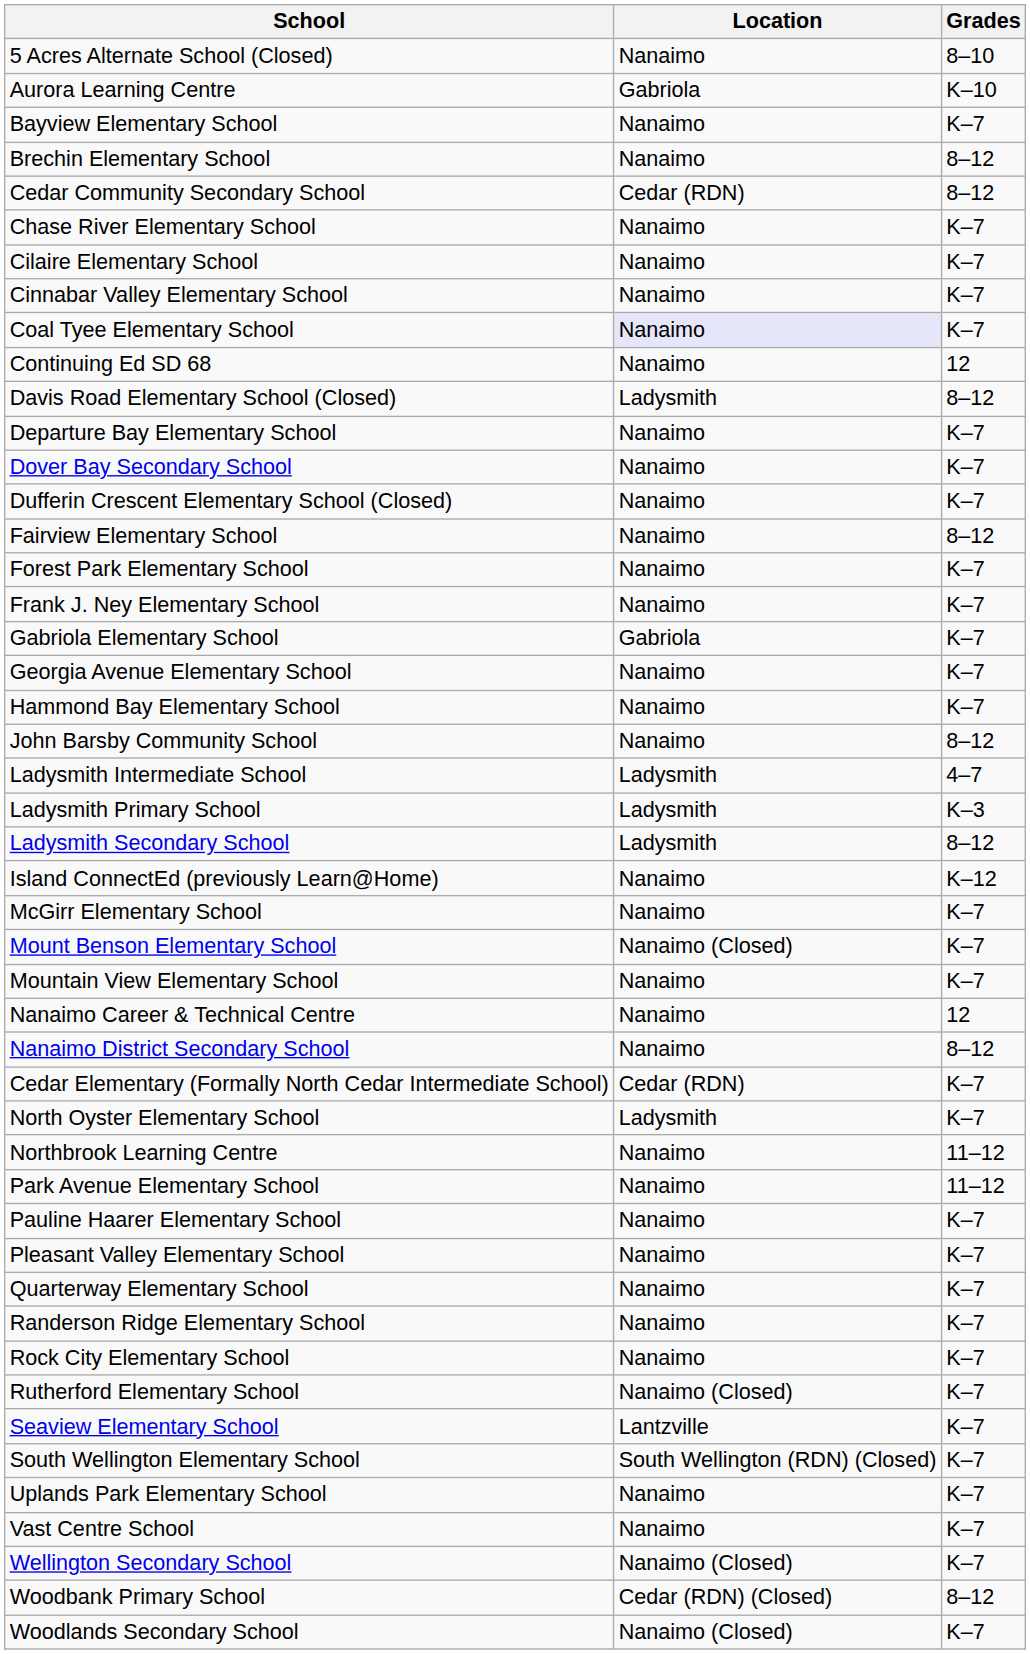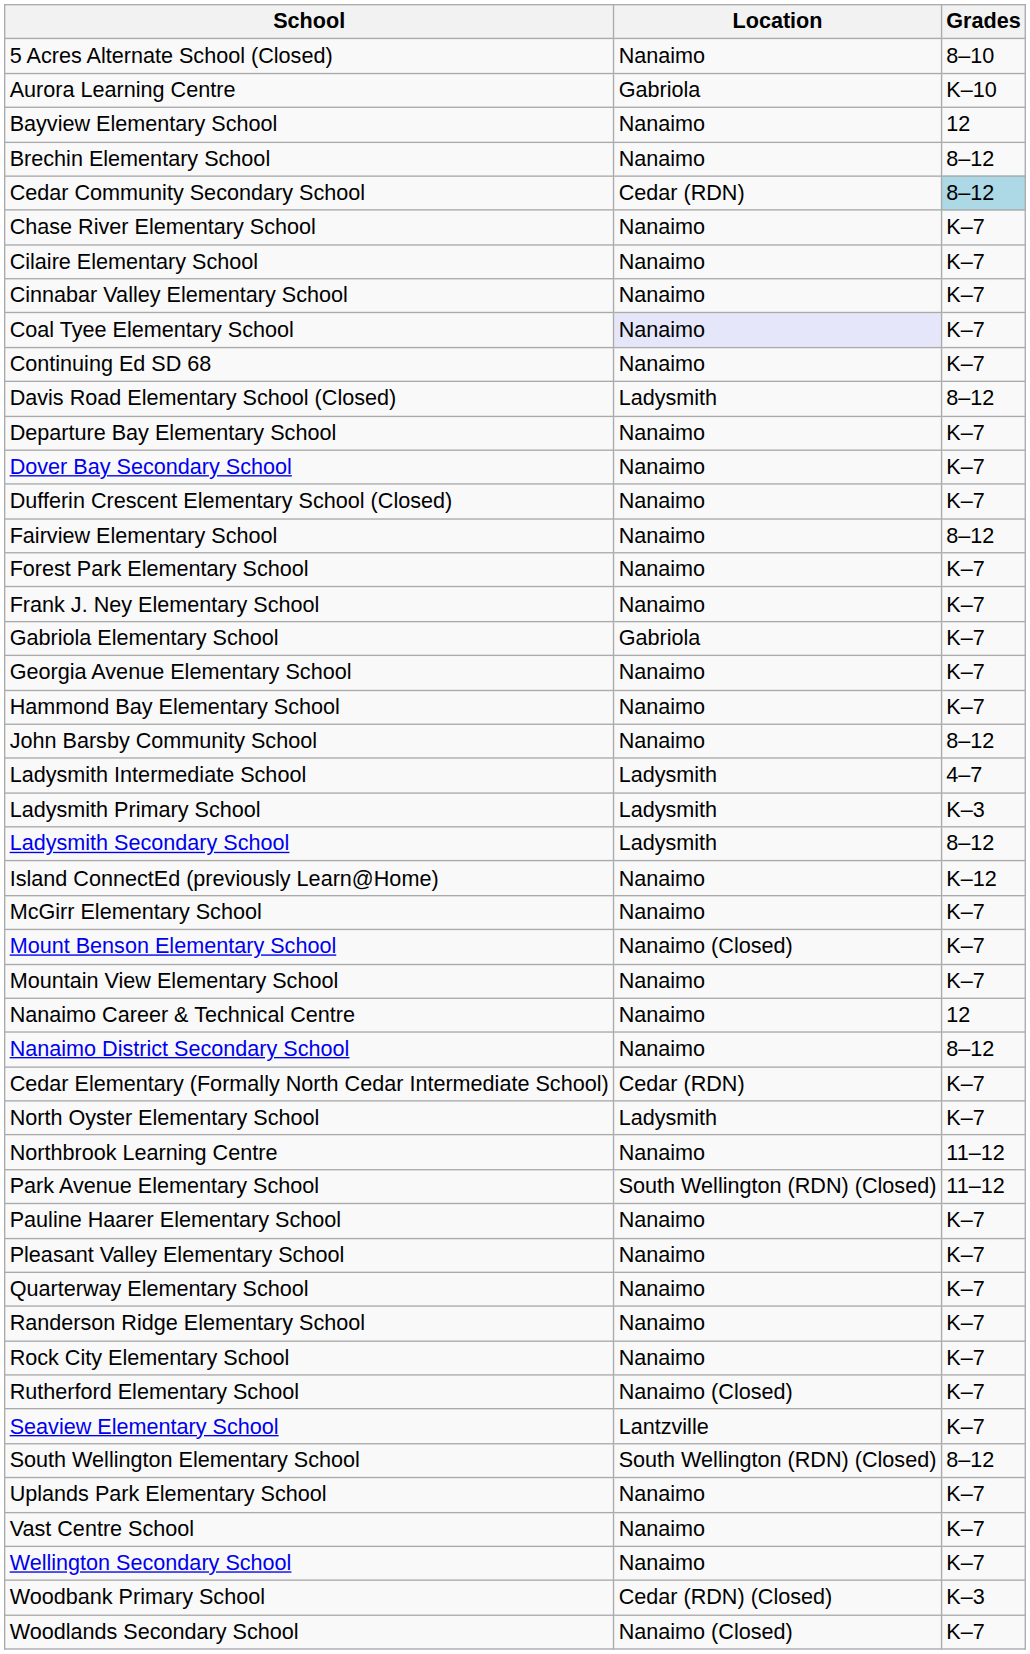(966, 124) K–7 -> (958, 124) 12
(970, 192) no background -> (970, 192) lightblue background
(958, 364) 12 -> (966, 364) K–7
(662, 1186) Nanaimo -> (778, 1186) South Wellington (RDN) (Closed)
(966, 1460) K–7 -> (970, 1460) 8–12
(706, 1563) Nanaimo (Closed) -> (662, 1563) Nanaimo
(970, 1597) 8–12 -> (966, 1597) K–3
